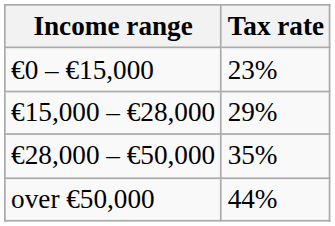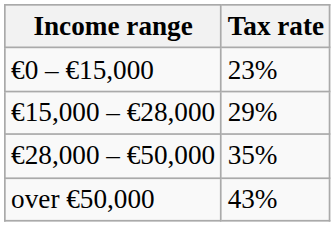(253, 198) 44% -> (253, 198) 43%
